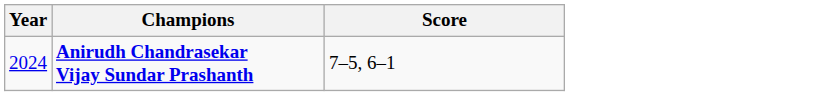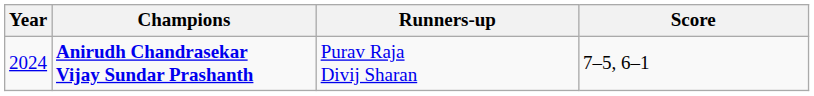+ column: (447, 20)
